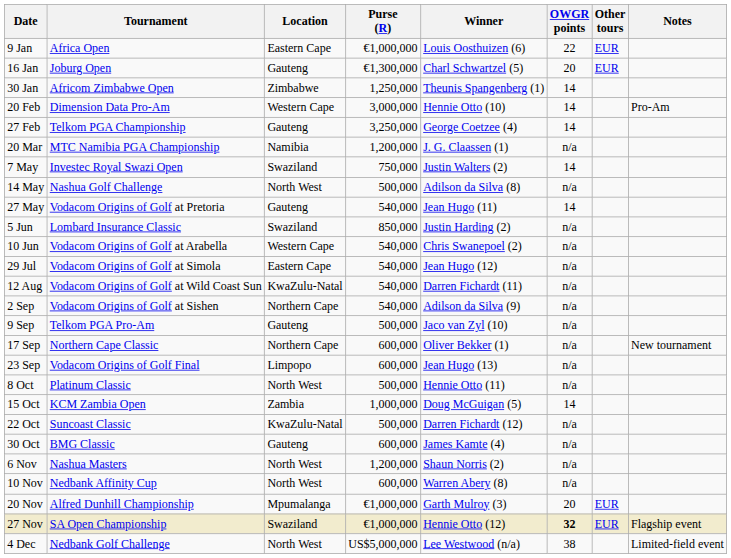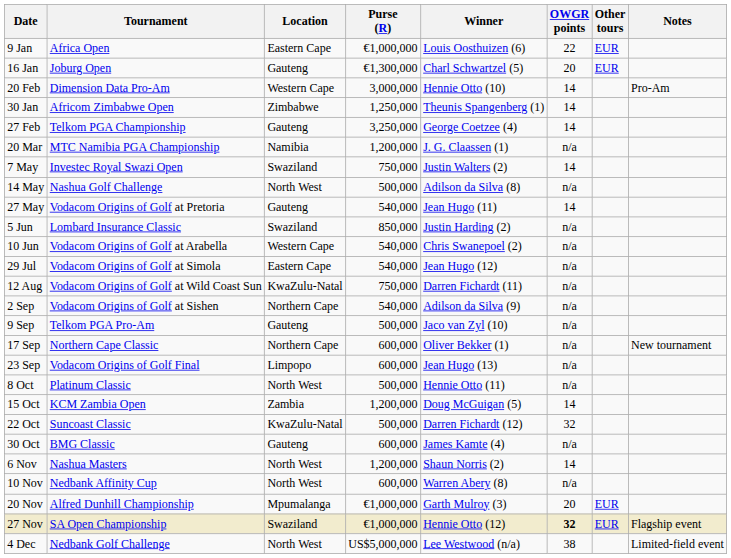rows swapped: (23, 88) <-> (24, 108)
(398, 286) 540,000 -> (398, 286) 750,000
(394, 404) 1,000,000 -> (394, 404) 1,200,000
(569, 424) n/a -> (569, 424) 32
(569, 464) n/a -> (569, 464) 14
